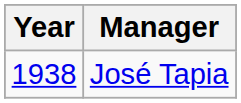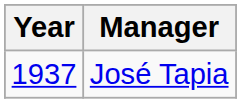(44, 73) 1938 -> (44, 73) 1937
